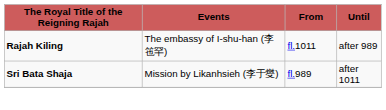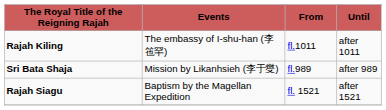(358, 46) after 989 -> (349, 46) after 1011
(349, 74) after 1011 -> (358, 69) after 989
+ row: (34, 91)
